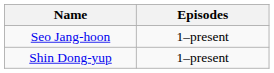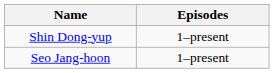rows swapped: (71, 57) <-> (71, 36)
